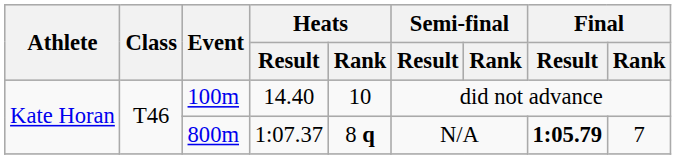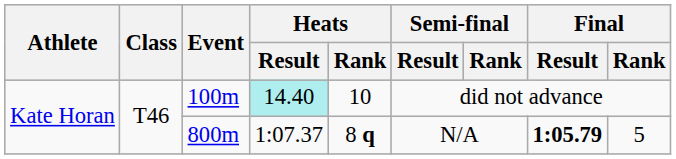(289, 98) no background -> (289, 98) paleturquoise background
(639, 135) 7 -> (639, 135) 5
